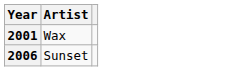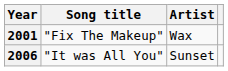+ column: (104, 15)
